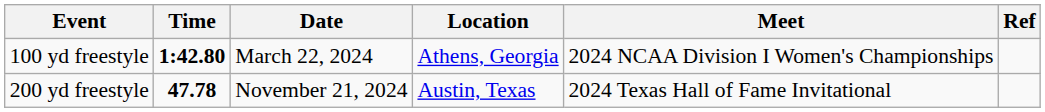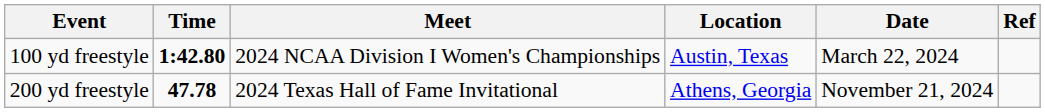columns swapped: (781, 21) <-> (321, 21)
(488, 55) Athens, Georgia -> (729, 55) Austin, Texas
(476, 90) Austin, Texas -> (741, 90) Athens, Georgia
